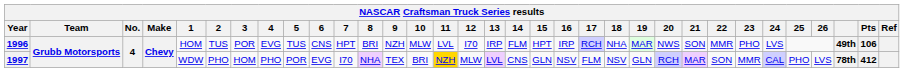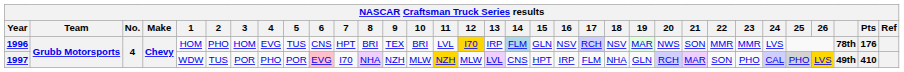(218, 44) TUS -> (218, 44) PHO
(245, 44) POR -> (245, 44) HOM
(395, 44) NZH -> (395, 44) TEX
(420, 44) MLW -> (420, 44) BRI
(471, 44) no background -> (471, 44) gold background
(517, 44) no background -> (517, 44) lightblue background
(542, 44) HPT -> (542, 44) GLN
(566, 44) IRP -> (566, 44) NSV
(617, 44) NHA -> (617, 44) NSV
(749, 44) PHO -> (749, 44) MMR
(846, 44) 49th -> (846, 44) 78th
(869, 44) 106 -> (869, 44) 176
(218, 60) PHO -> (218, 60) TUS
(245, 60) HOM -> (245, 60) POR
(322, 60) no background -> (322, 60) pink background
(395, 60) TEX -> (395, 60) NZH
(420, 60) BRI -> (420, 60) MLW
(542, 60) GLN -> (542, 60) HPT
(566, 60) NSV -> (566, 60) IRP
(617, 60) NSV -> (617, 60) NHA
(749, 60) MMR -> (749, 60) PHO
(799, 60) no background -> (799, 60) lightgrey background
(823, 60) no background -> (823, 60) gold background
(846, 60) 78th -> (846, 60) 49th
(869, 60) 412 -> (869, 60) 410
